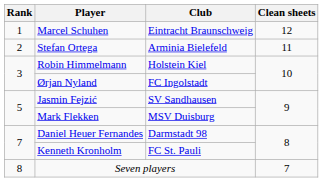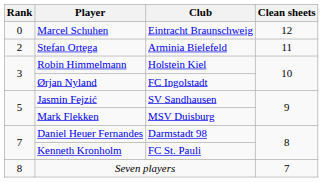(20, 30) 1 -> (20, 30) 0
